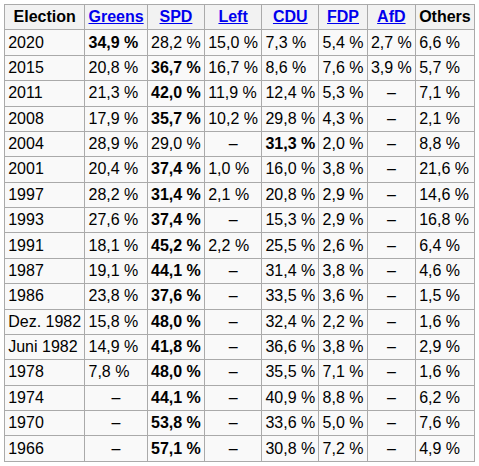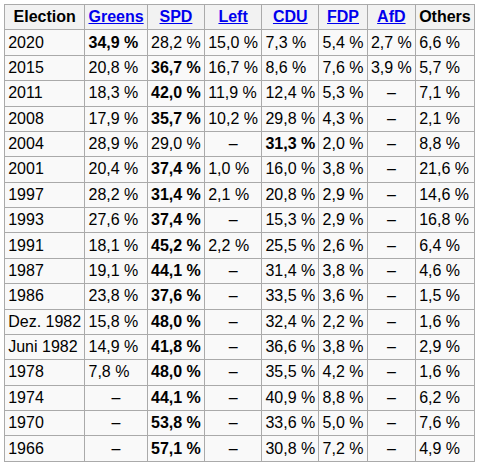(113, 93) 21,3 % -> (113, 93) 18,3 %
(343, 372) 7,1 % -> (343, 372) 4,2 %
